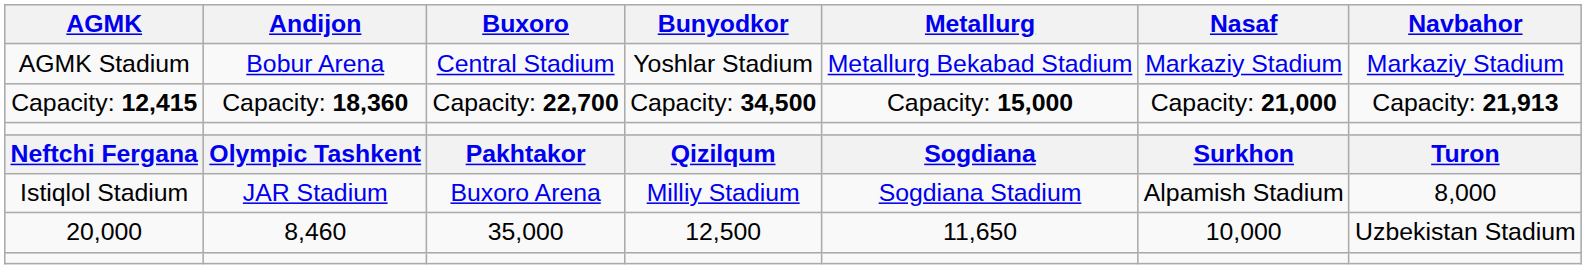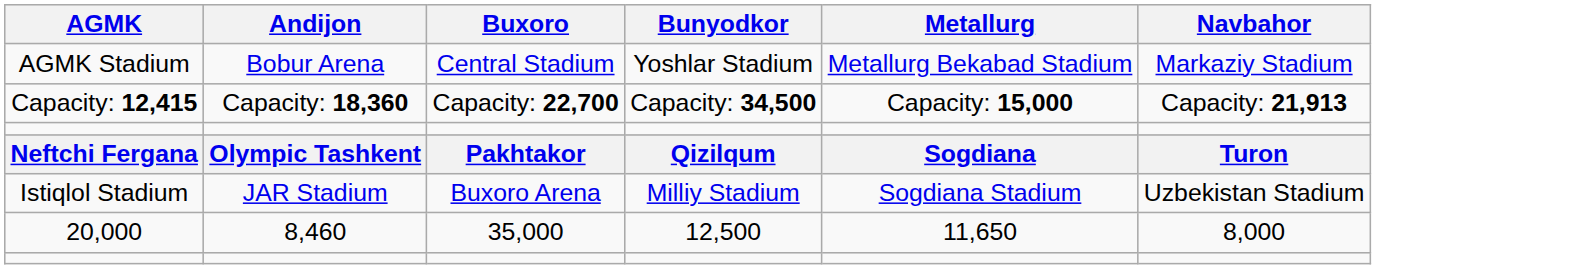- column: (1244, 24)
(1465, 192) 8,000 -> (1254, 192) Uzbekistan Stadium
(1465, 232) Uzbekistan Stadium -> (1254, 232) 8,000
